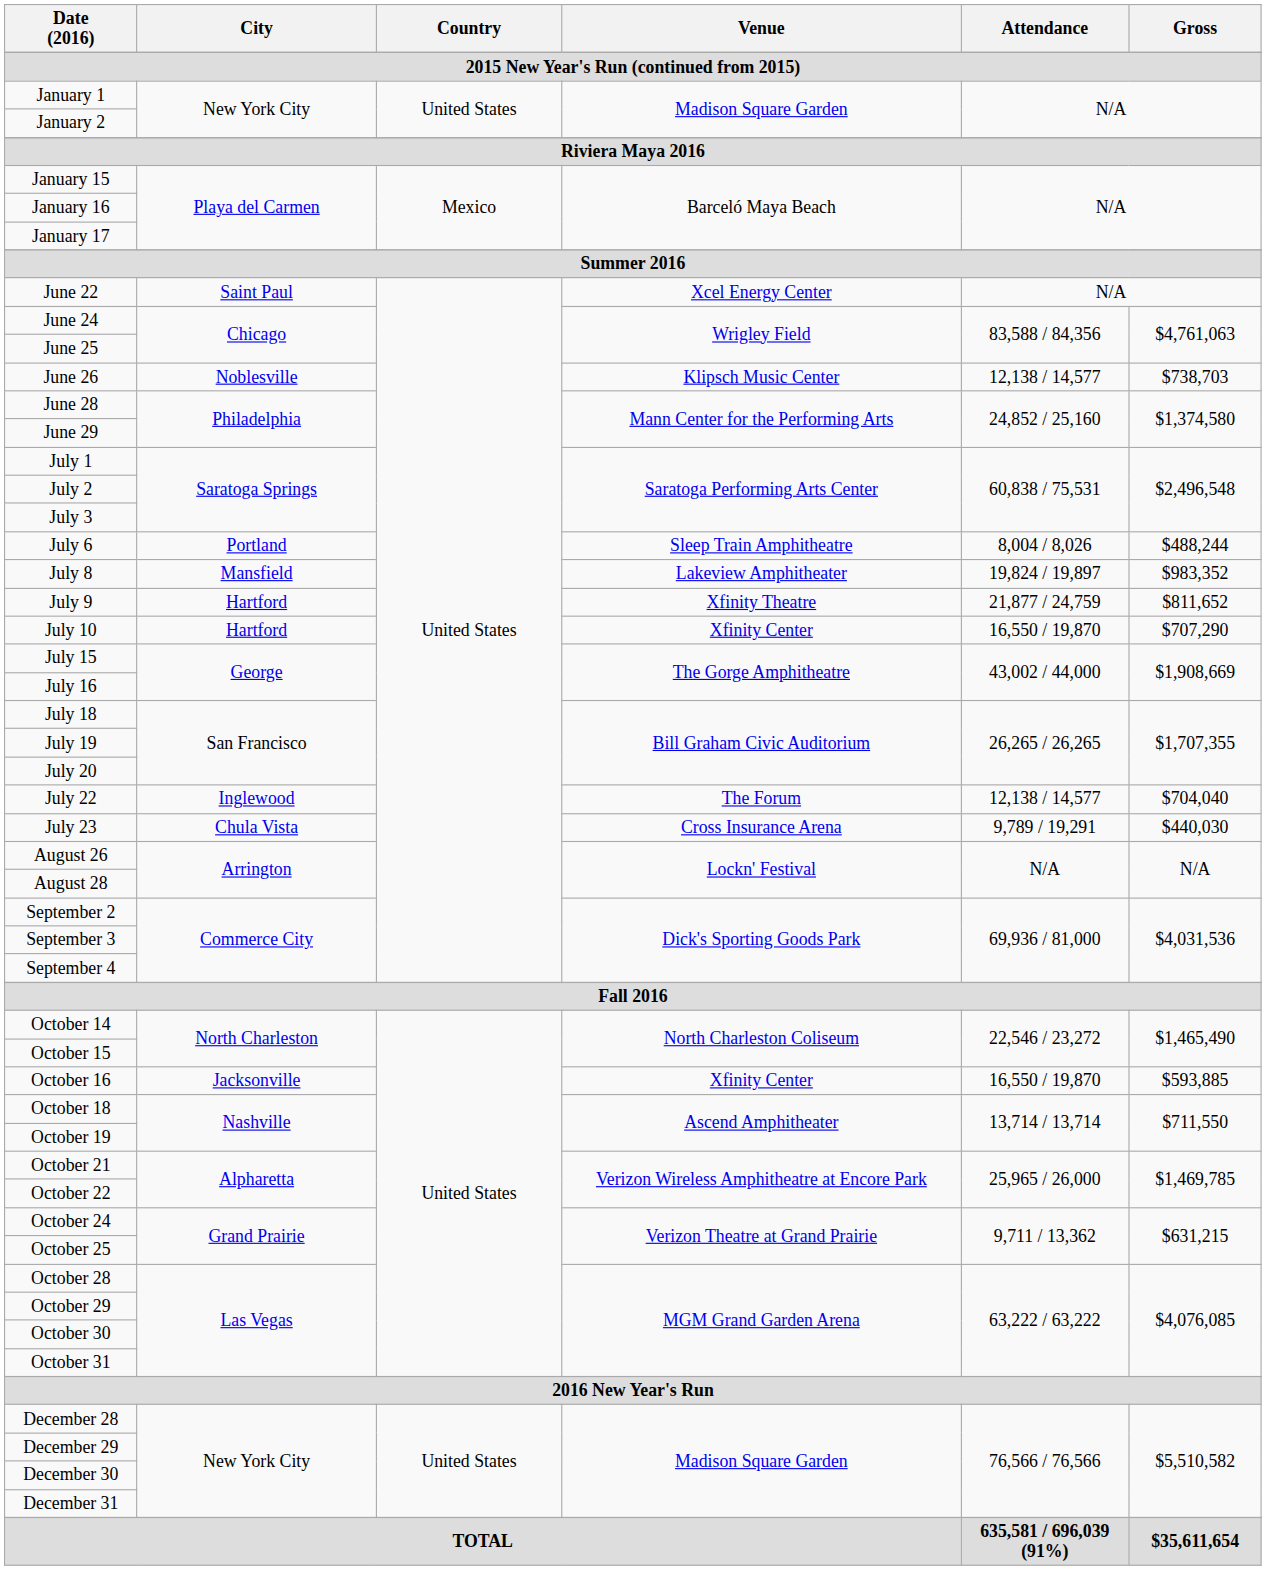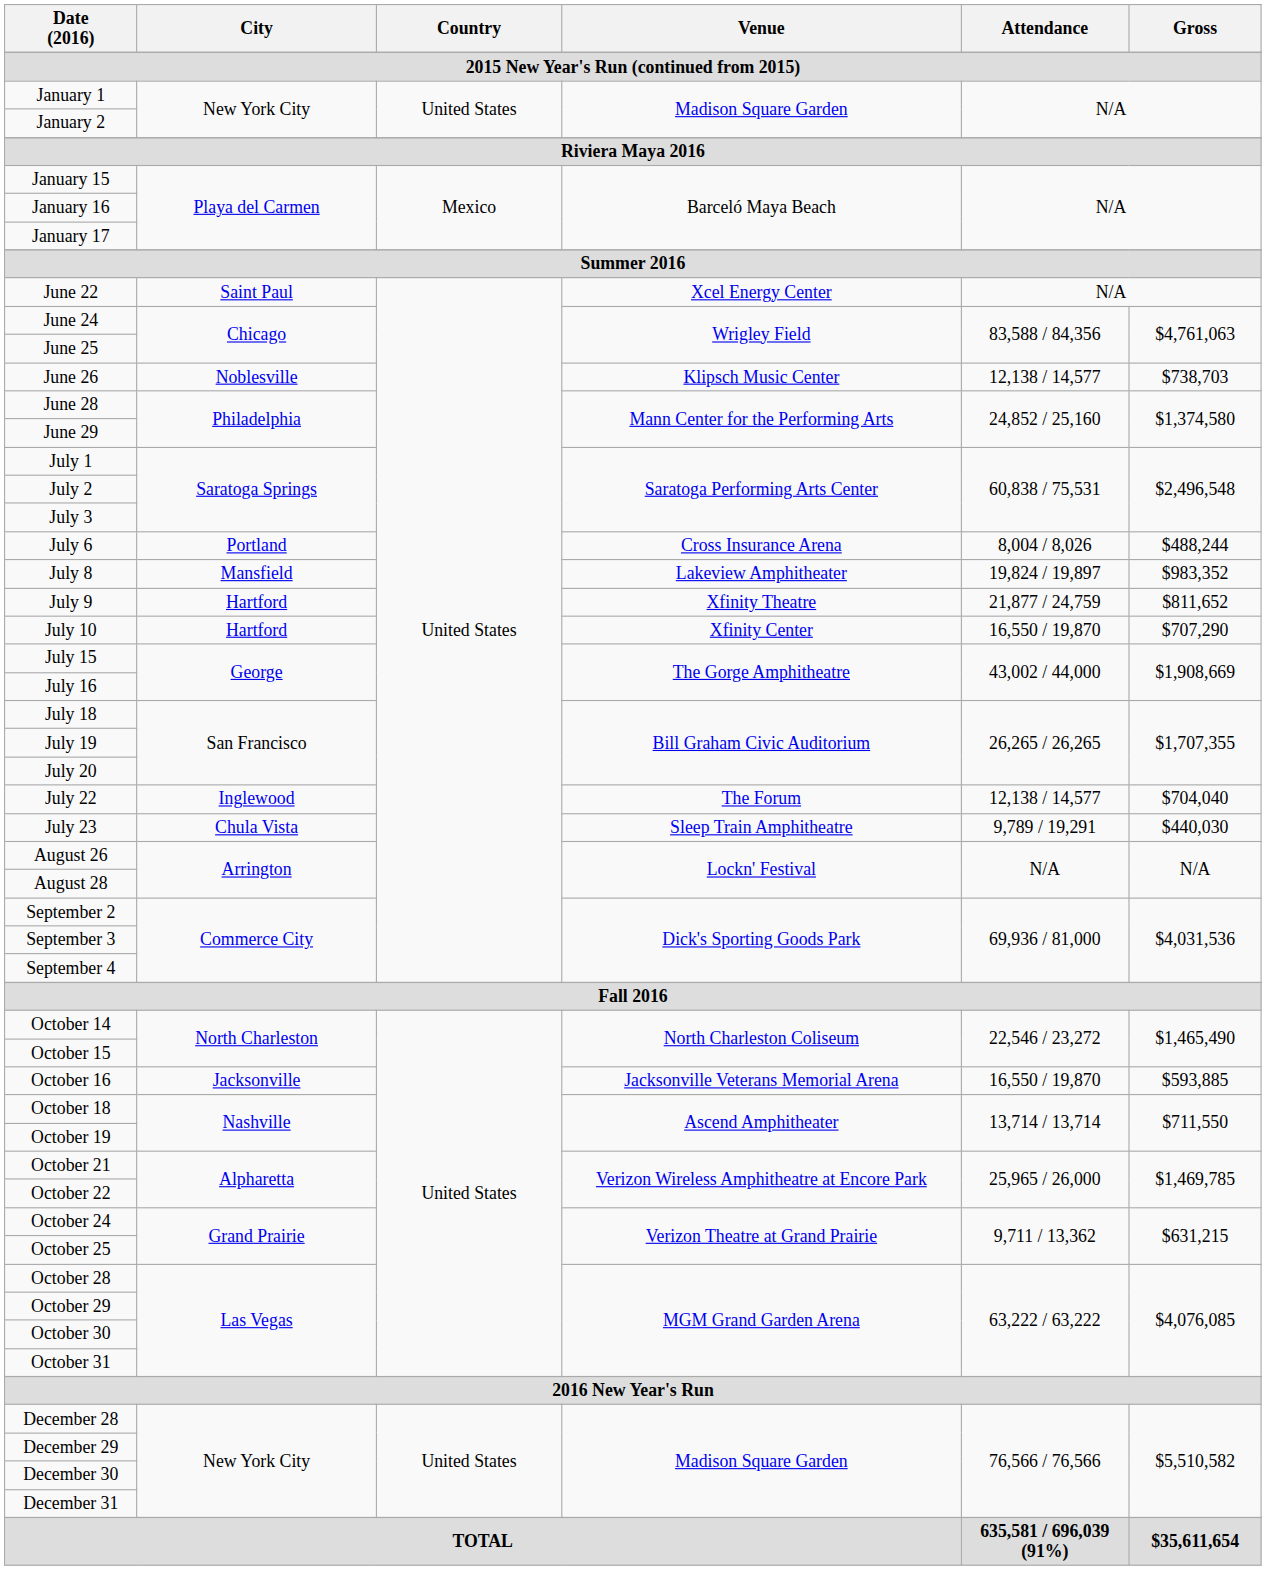(761, 545) Sleep Train Amphitheatre -> (761, 545) Cross Insurance Arena
(761, 827) Cross Insurance Arena -> (761, 827) Sleep Train Amphitheatre
(761, 1080) Xfinity Center -> (761, 1080) Jacksonville Veterans Memorial Arena
